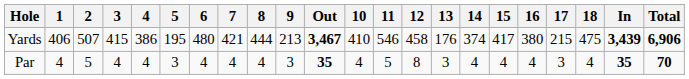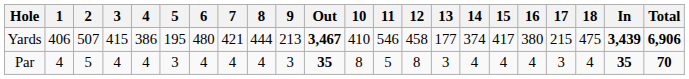(446, 39) 176 -> (446, 39) 177
(359, 62) 4 -> (359, 62) 8
